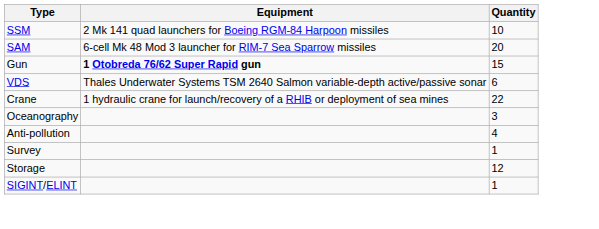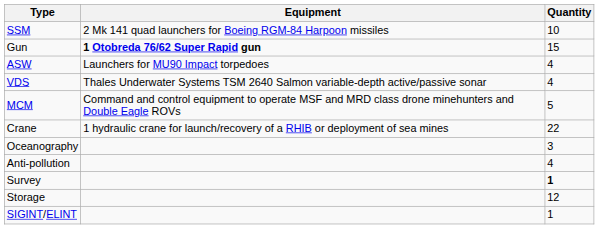- row: (19, 47)
+ row: (19, 64)
(494, 82) 6 -> (550, 82) 4
+ row: (20, 105)
(494, 151) normal -> (550, 180) bold
